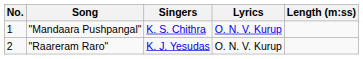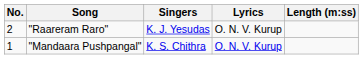rows swapped: (85, 29) <-> (68, 46)
